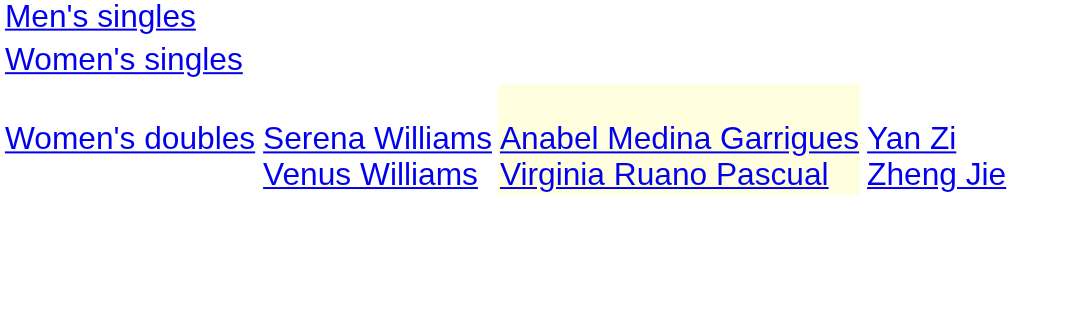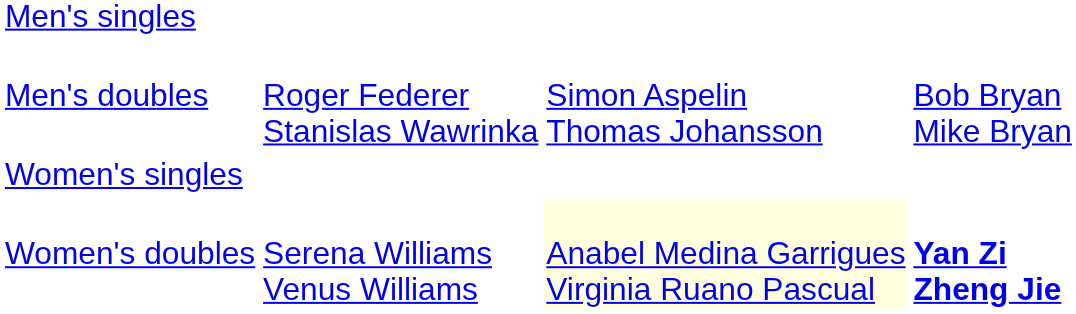+ row: (107, 95)
(937, 156) normal -> (987, 271) bold
